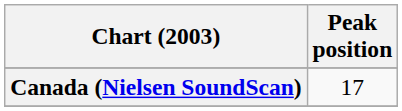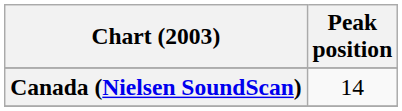(352, 86) 17 -> (352, 86) 14
